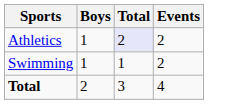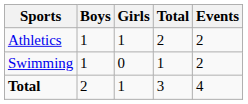+ column: (134, 16)
(121, 39) lavender background -> (160, 39) no background
